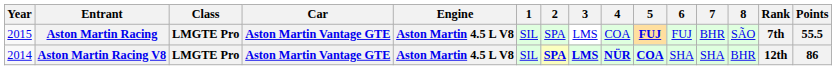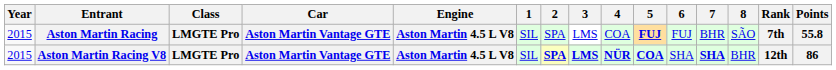(812, 34) 55.5 -> (812, 34) 55.8
(20, 54) 2014 -> (20, 54) 2015
(712, 54) normal -> (712, 54) bold
